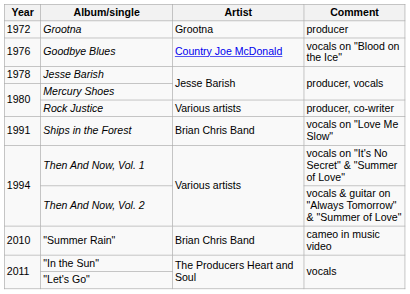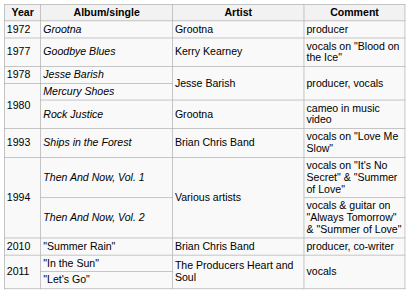(19, 52) 1976 -> (19, 52) 1977
(229, 52) Country Joe McDonald -> (209, 52) Kerry Kearney
(208, 108) Various artists -> (194, 114) Grootna
(350, 108) producer, co-writer -> (343, 114) cameo in music video
(19, 131) 1991 -> (19, 143) 1993
(343, 240) cameo in music video -> (350, 246) producer, co-writer
